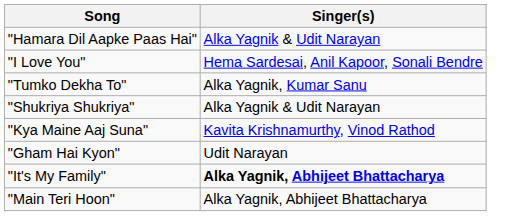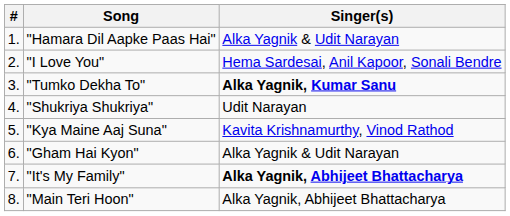+ column: (14, 16)
(285, 85) normal -> (309, 85) bold
(292, 108) Alka Yagnik & Udit Narayan -> (264, 108) Udit Narayan
(246, 153) Udit Narayan -> (311, 153) Alka Yagnik & Udit Narayan
